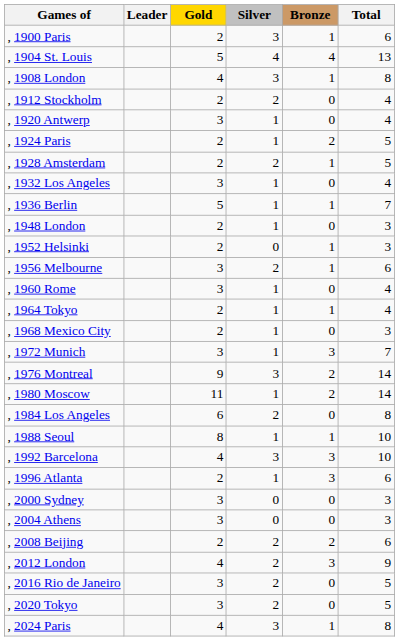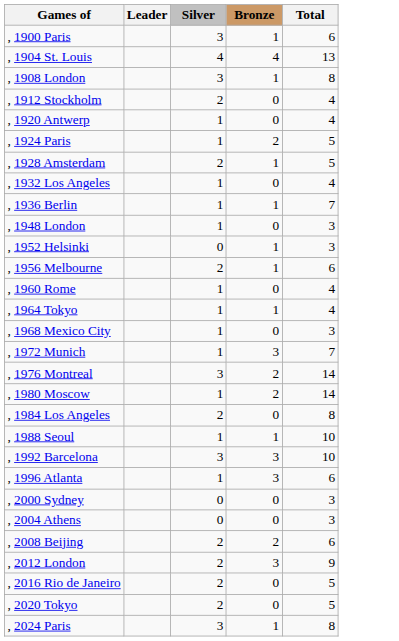- column: (198, 15)
